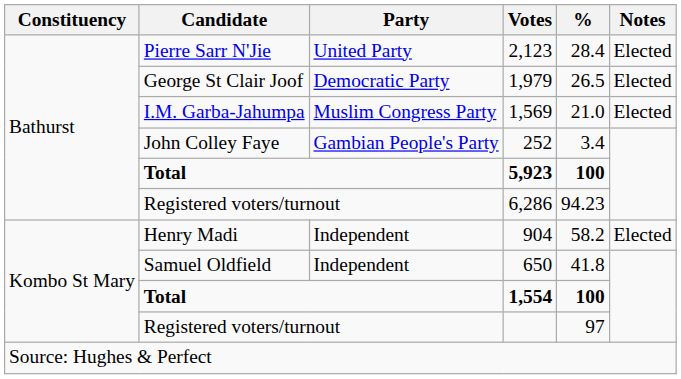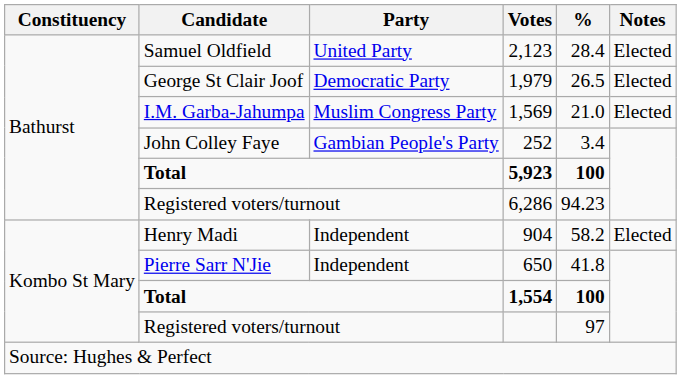(207, 50) Pierre Sarr N'Jie -> (208, 50) Samuel Oldfield
(208, 265) Samuel Oldfield -> (207, 265) Pierre Sarr N'Jie
